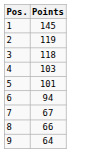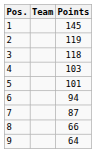+ column: (43, 12)
(48, 112) 67 -> (73, 112) 87
